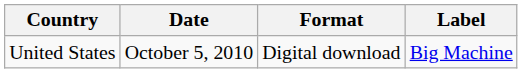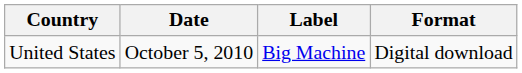columns swapped: (331, 20) <-> (461, 20)
